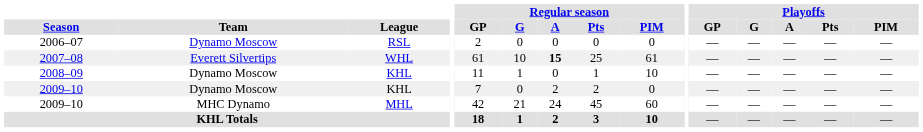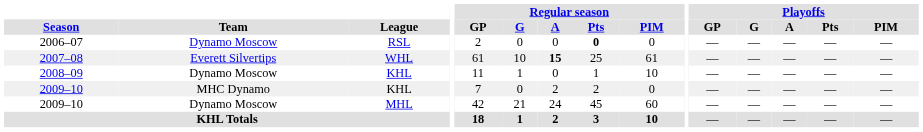(596, 42) normal -> (596, 42) bold
(233, 88) Dynamo Moscow -> (233, 88) MHC Dynamo
(233, 104) MHC Dynamo -> (233, 104) Dynamo Moscow
